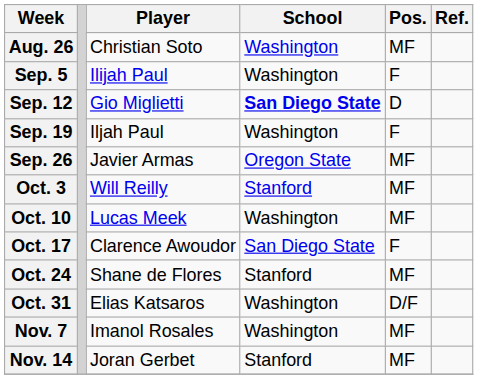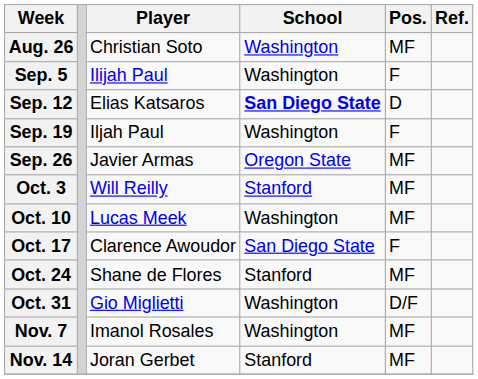(137, 103) Gio Miglietti -> (147, 103) Elias Katsaros
(147, 302) Elias Katsaros -> (137, 302) Gio Miglietti
